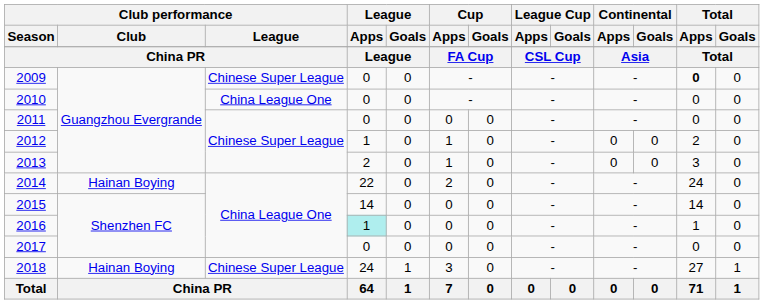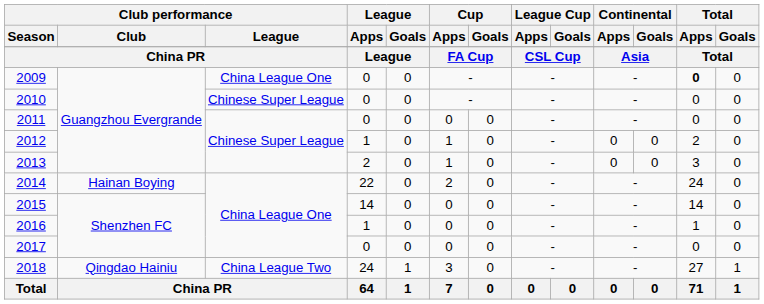(276, 78) Chinese Super League -> (276, 78) China League One
(276, 99) China League One -> (276, 99) Chinese Super League
(367, 225) paleturquoise background -> (367, 225) no background
(131, 267) Hainan Boying -> (131, 267) Qingdao Hainiu
(276, 267) Chinese Super League -> (276, 267) China League Two
